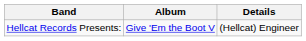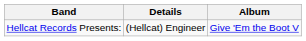columns swapped: (170, 12) <-> (259, 12)
